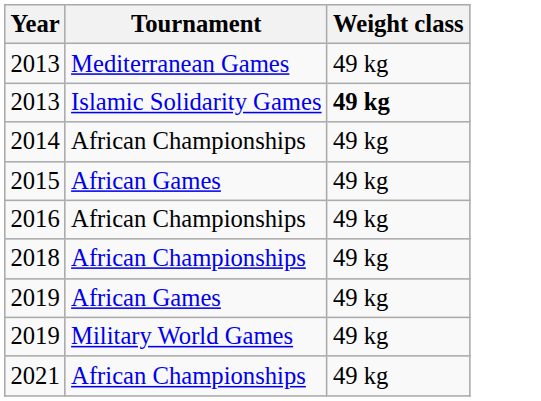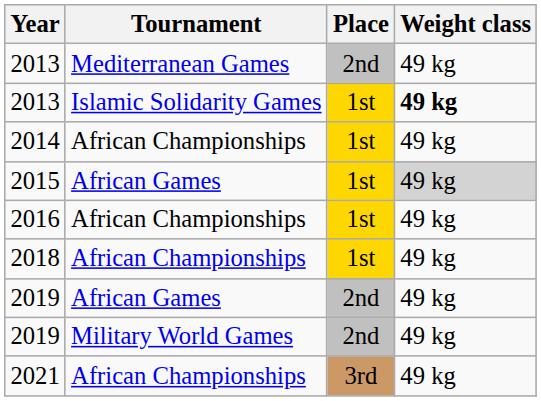+ column: (361, 24)
(361, 180) no background -> (428, 180) lightgrey background
